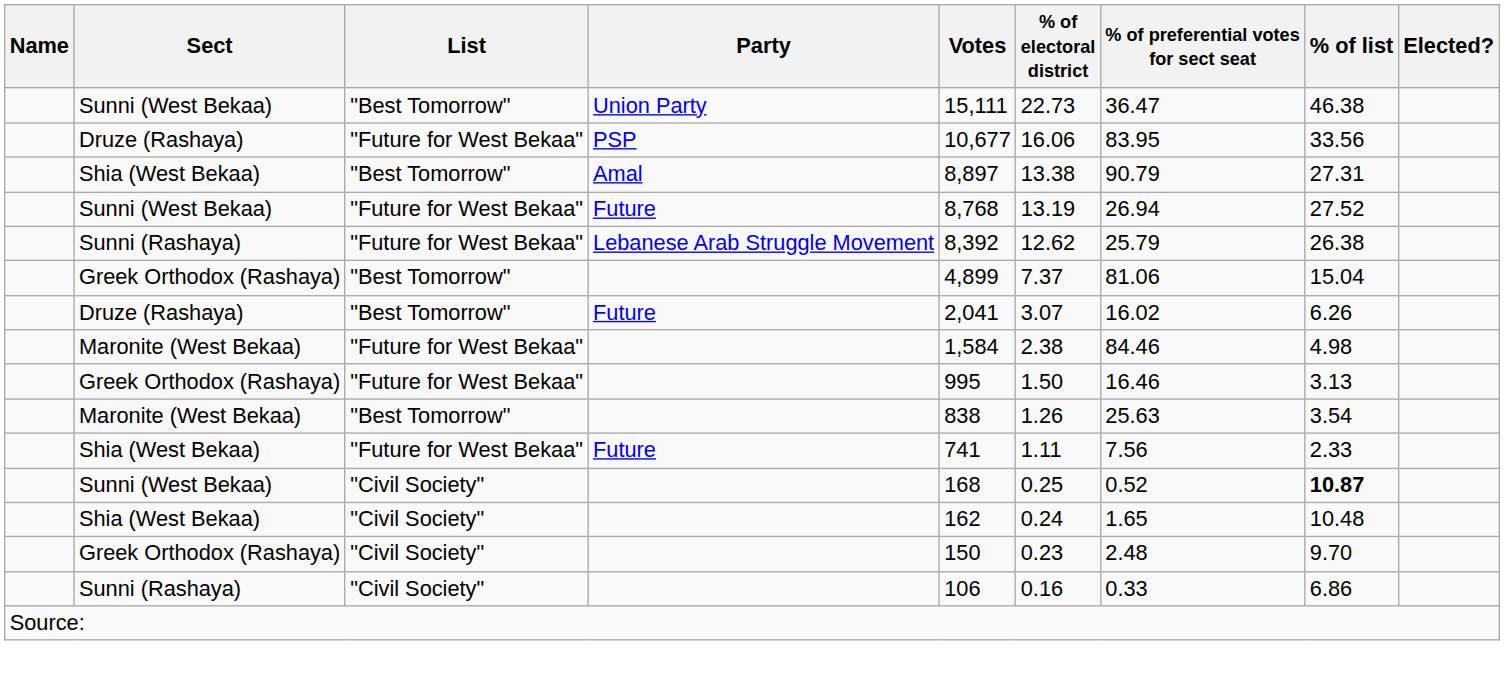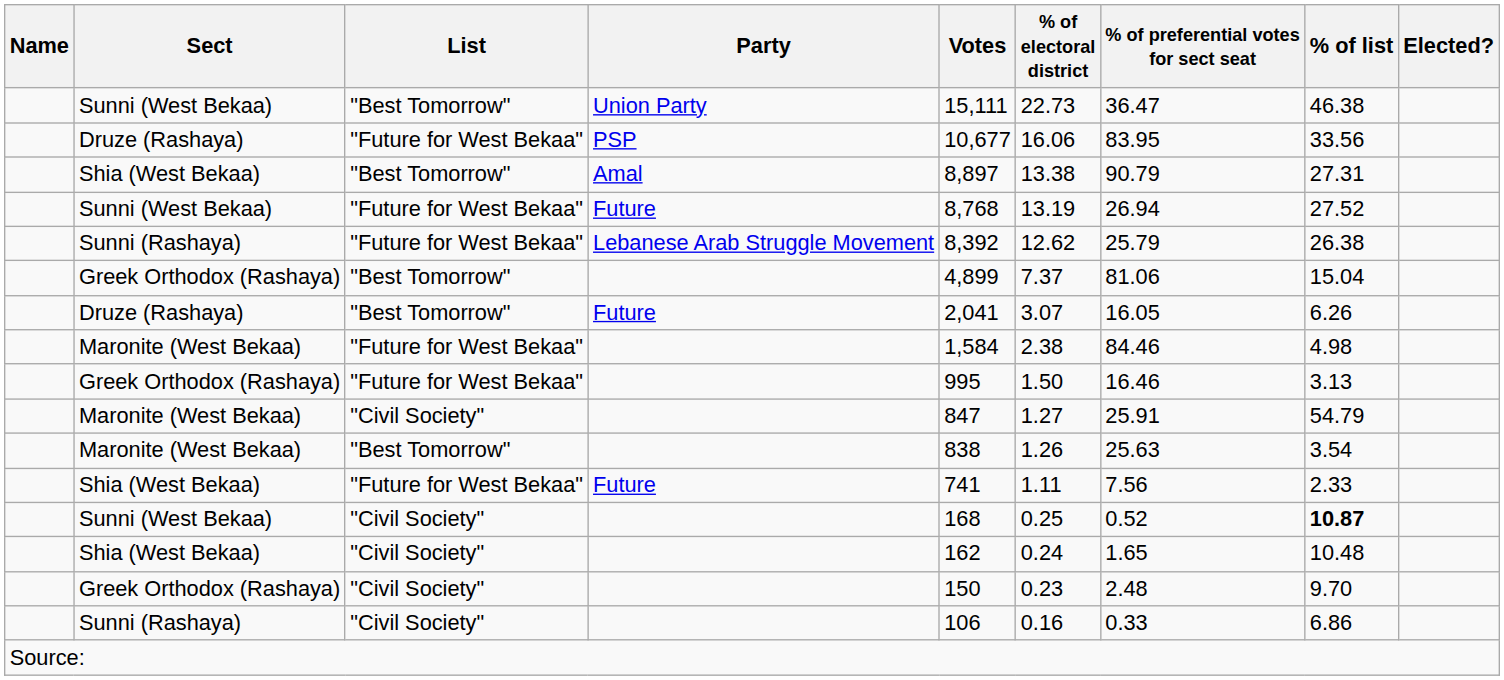(1133, 312) 16.02 -> (1133, 312) 16.05
+ row: (190, 415)
